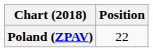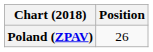(122, 36) 22 -> (122, 36) 26
